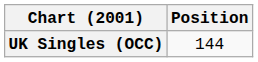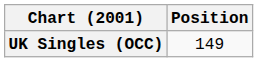(210, 44) 144 -> (210, 44) 149
